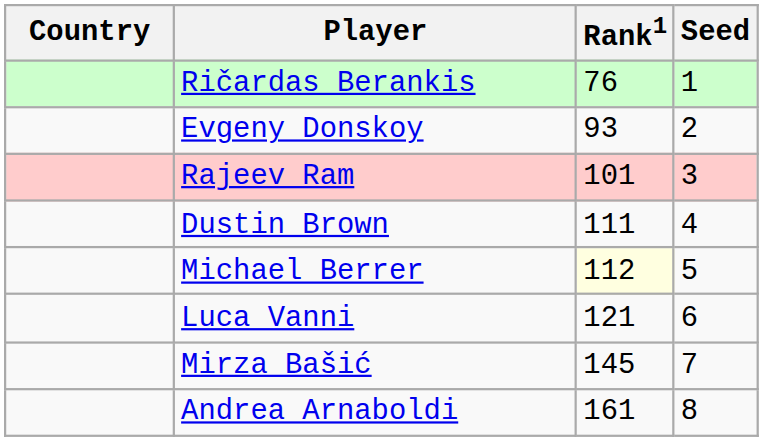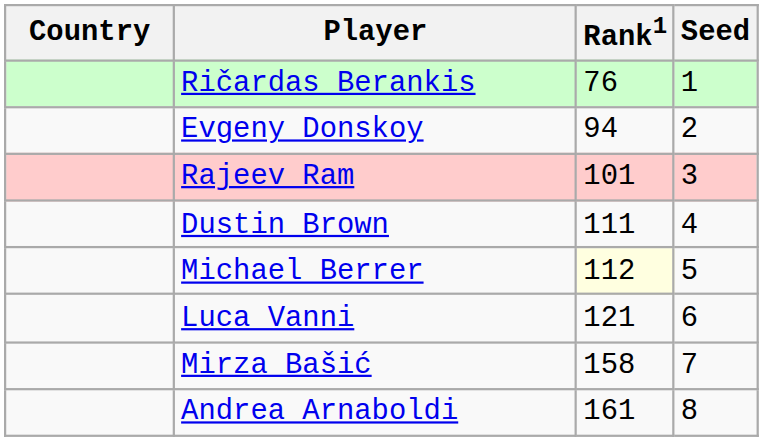(601, 130) 93 -> (601, 130) 94
(609, 365) 145 -> (609, 365) 158
